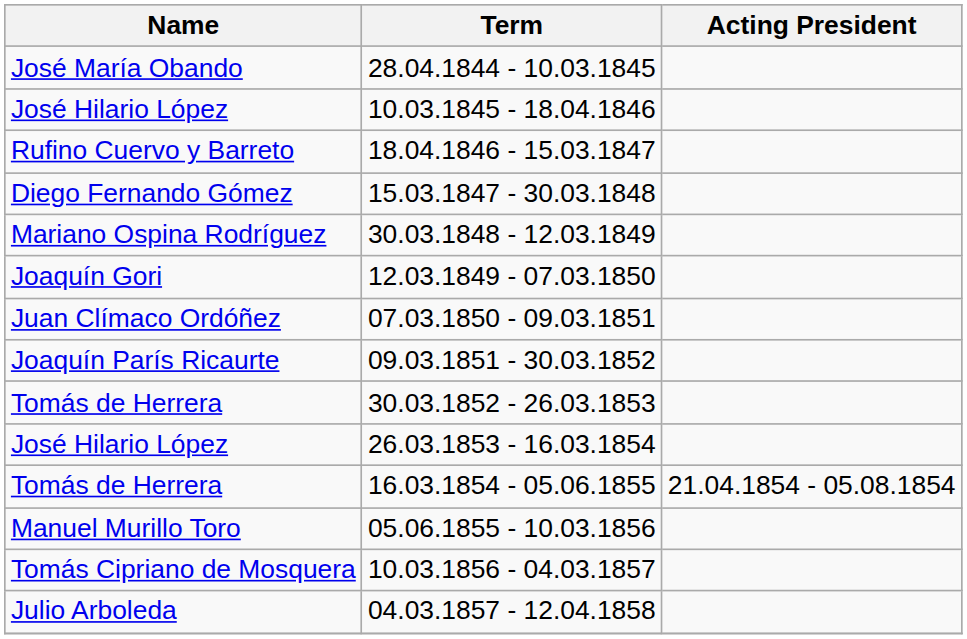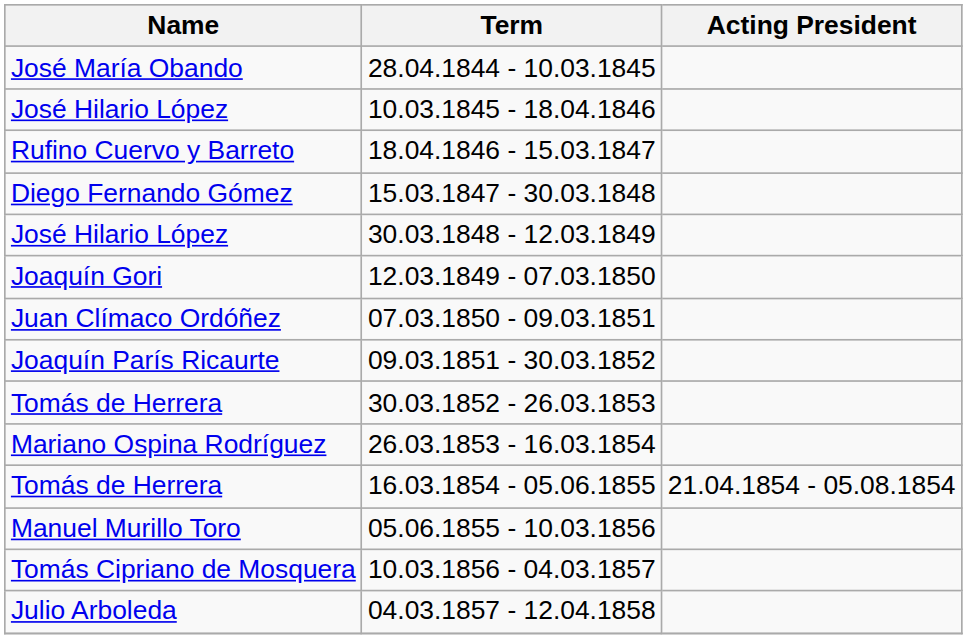(169, 234) Mariano Ospina Rodríguez -> (119, 234) José Hilario López
(119, 444) José Hilario López -> (169, 444) Mariano Ospina Rodríguez
